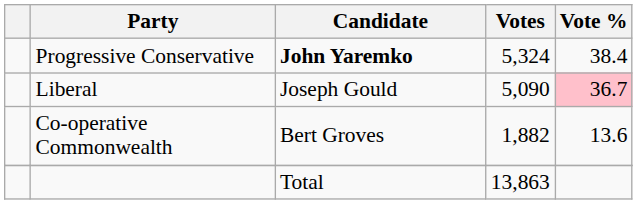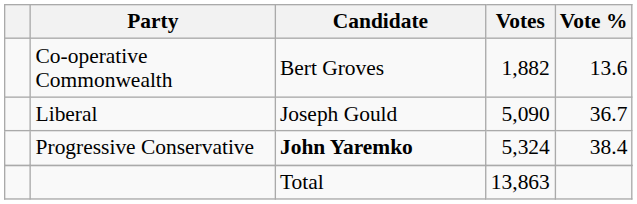rows swapped: (145, 55) <-> (104, 135)
(609, 89) pink background -> (609, 113) no background
